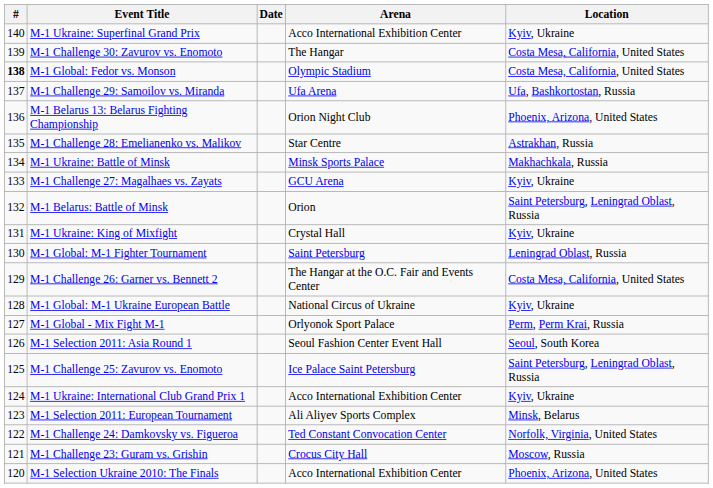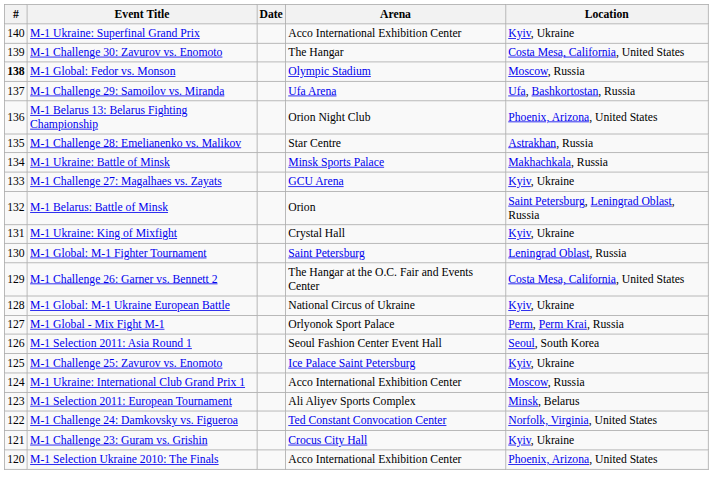(596, 72) Costa Mesa, California, United States -> (546, 72) Moscow, Russia
(592, 370) Saint Petersburg, Leningrad Oblast, Russia -> (541, 363) Kyiv, Ukraine
(541, 396) Kyiv, Ukraine -> (546, 382) Moscow, Russia
(546, 454) Moscow, Russia -> (541, 440) Kyiv, Ukraine
